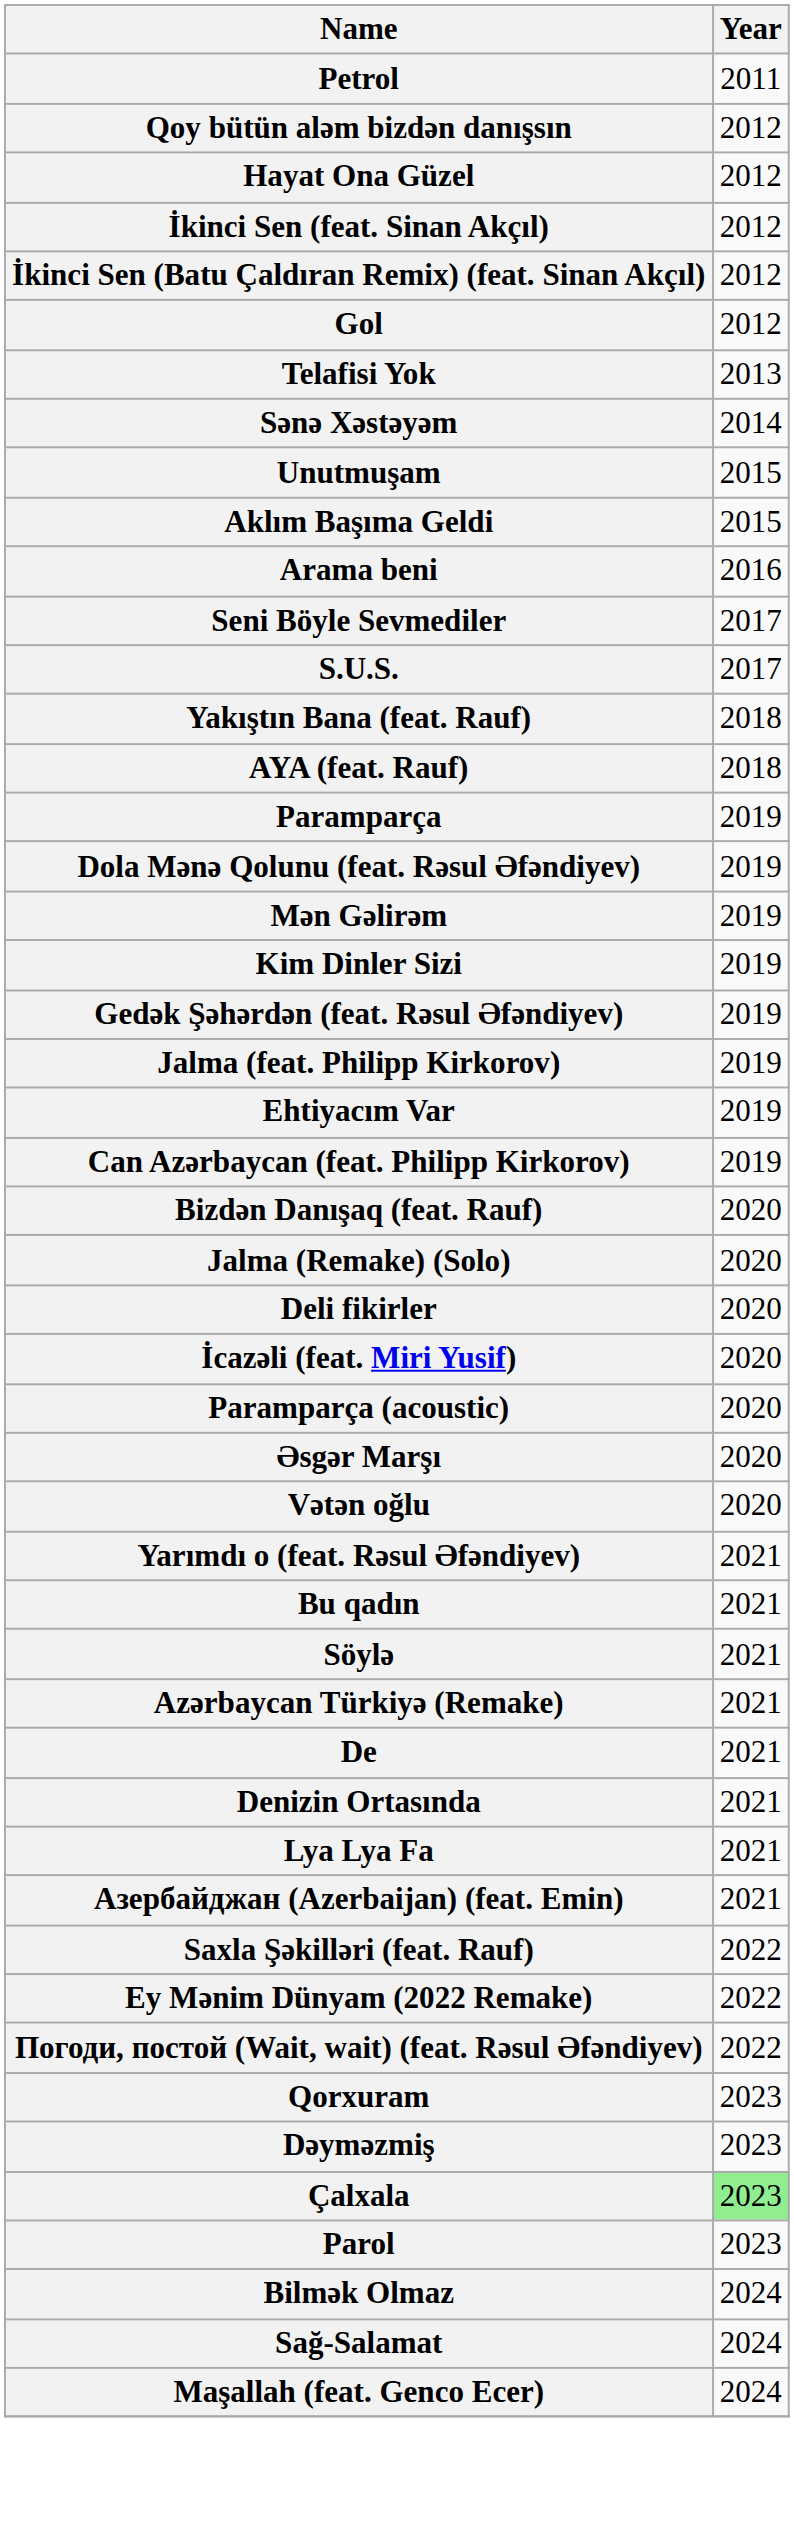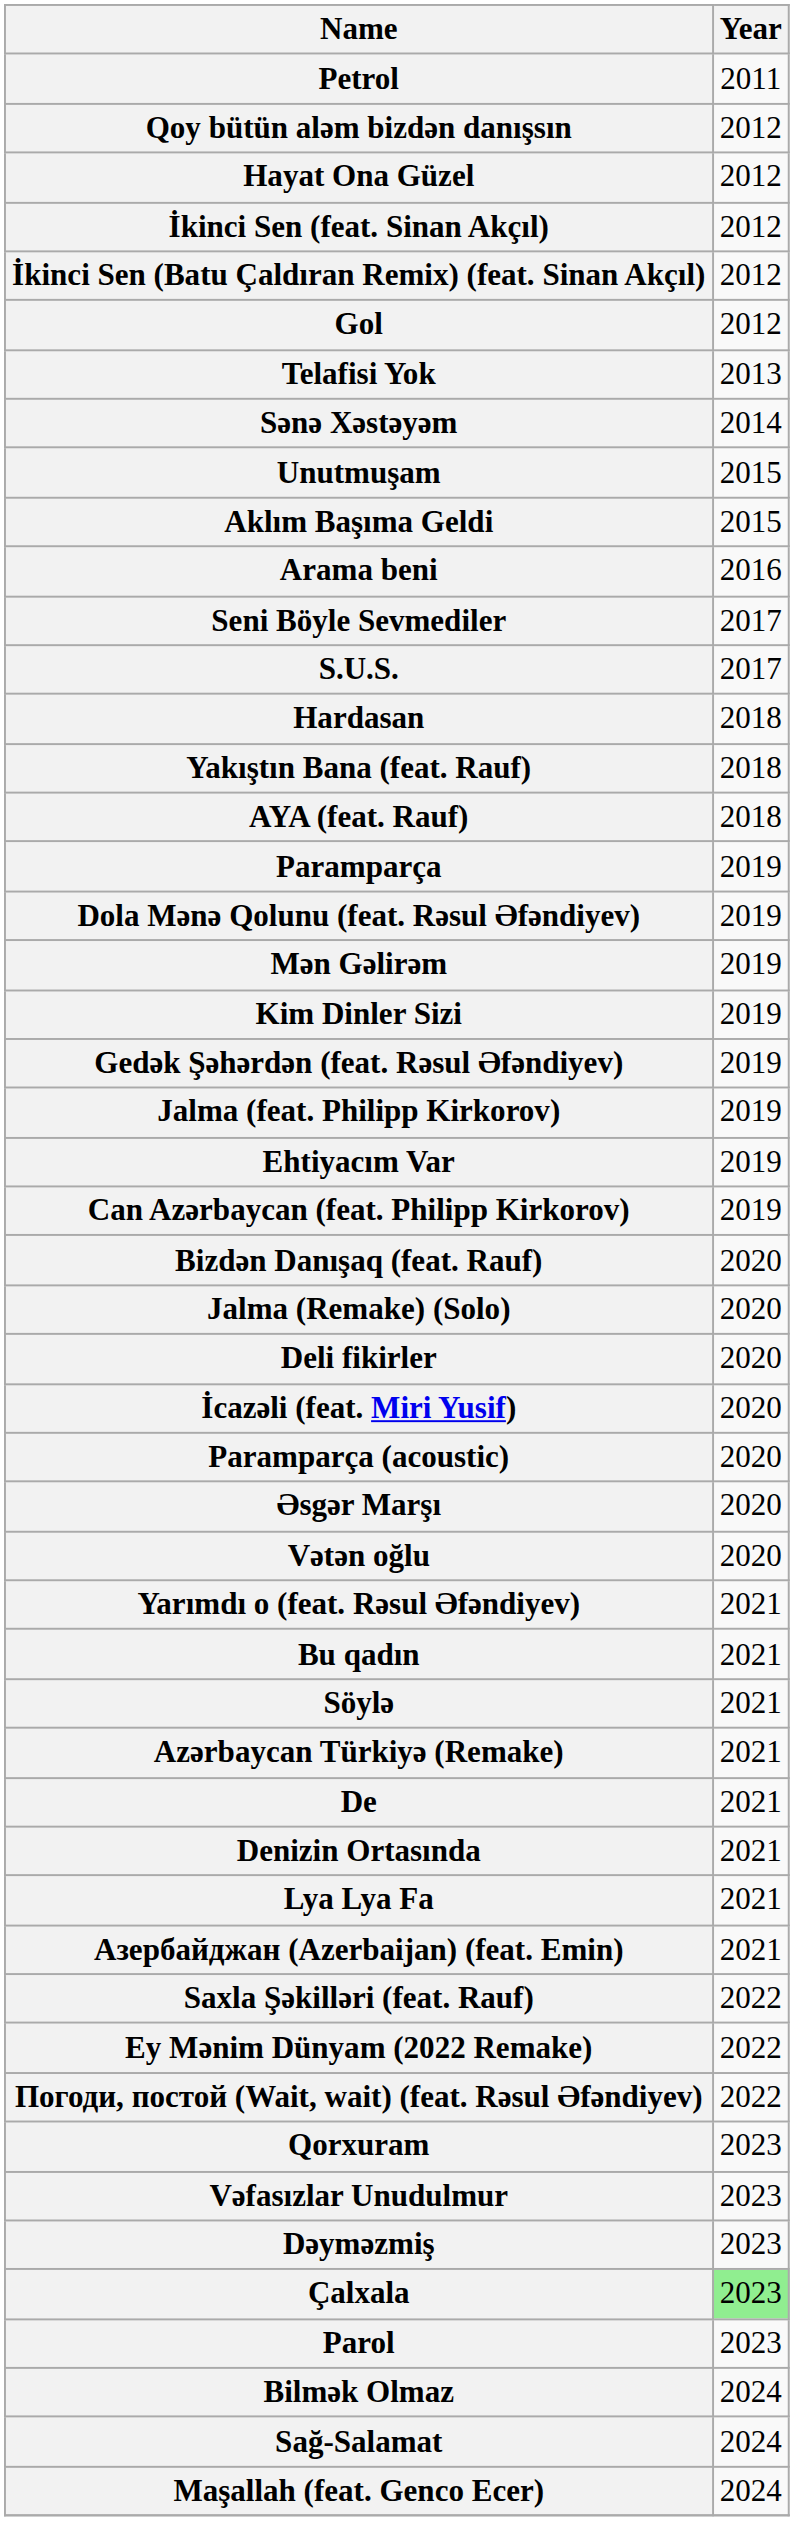+ row: (359, 718)
+ row: (359, 2195)
